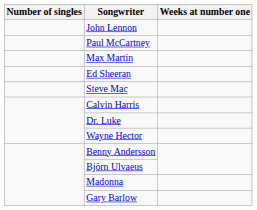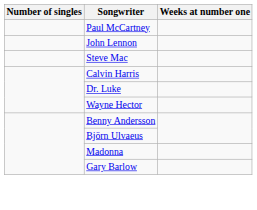rows swapped: (112, 27) <-> (118, 43)
- row: (110, 58)
- row: (109, 74)
